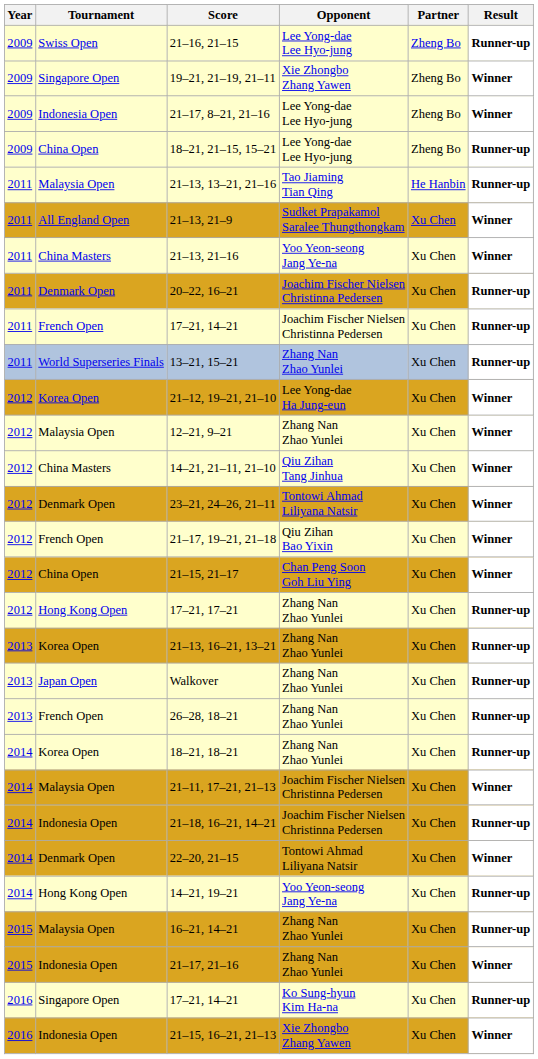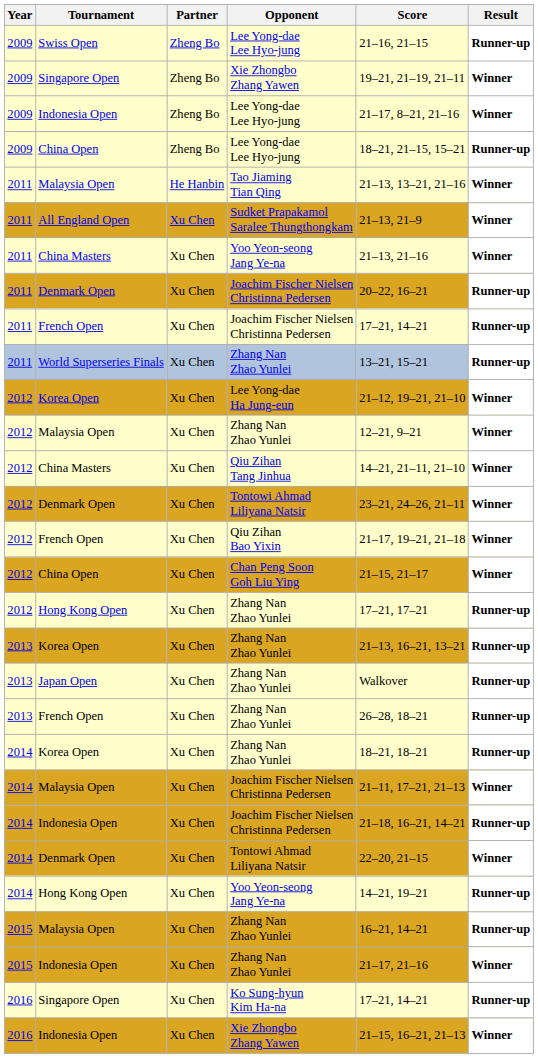columns swapped: (438, 15) <-> (223, 15)
(501, 185) Runner-up -> (492, 185) Winner
